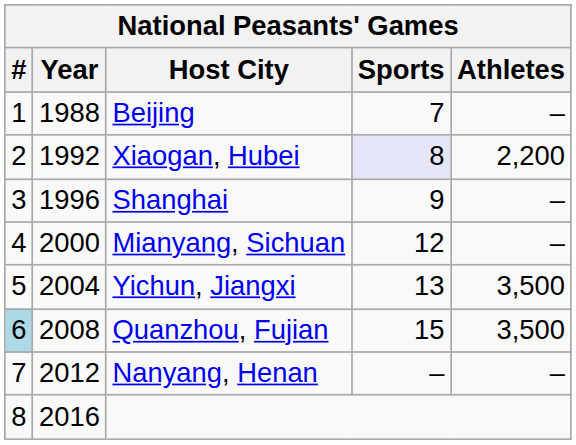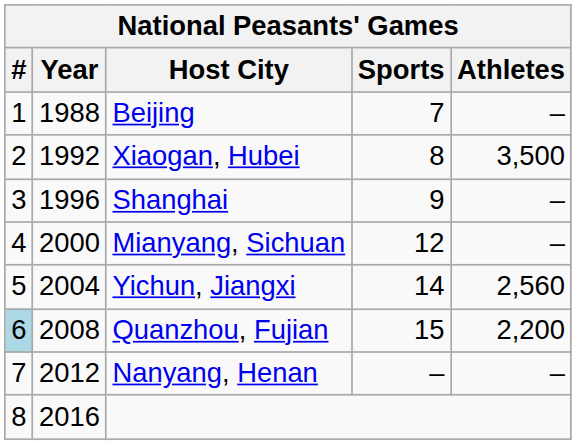(437, 156) lavender background -> (437, 156) no background
(531, 156) 2,200 -> (531, 156) 3,500
(429, 286) 13 -> (429, 286) 14
(531, 286) 3,500 -> (531, 286) 2,560
(531, 329) 3,500 -> (531, 329) 2,200
